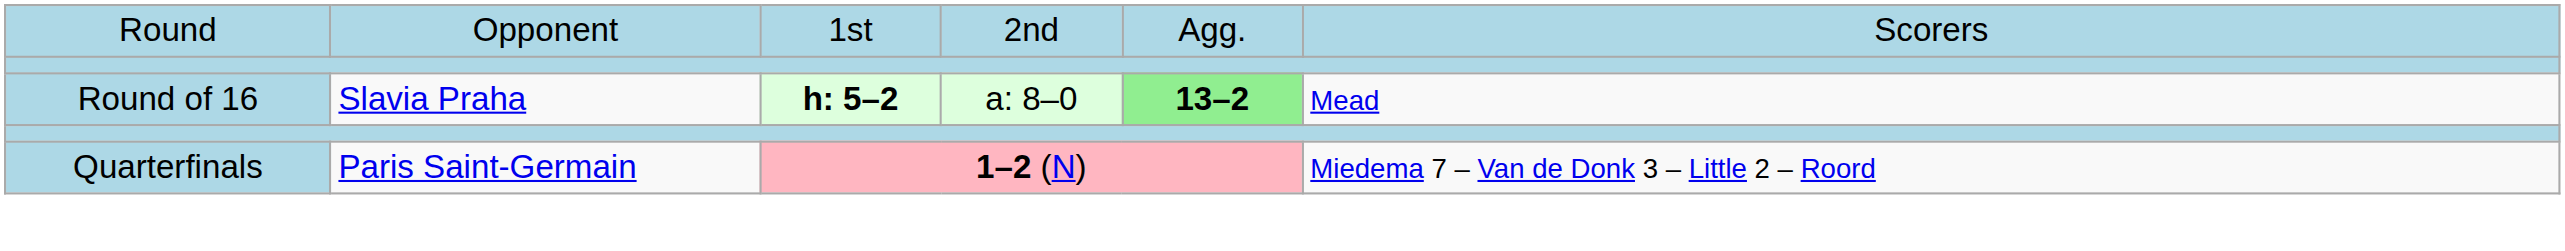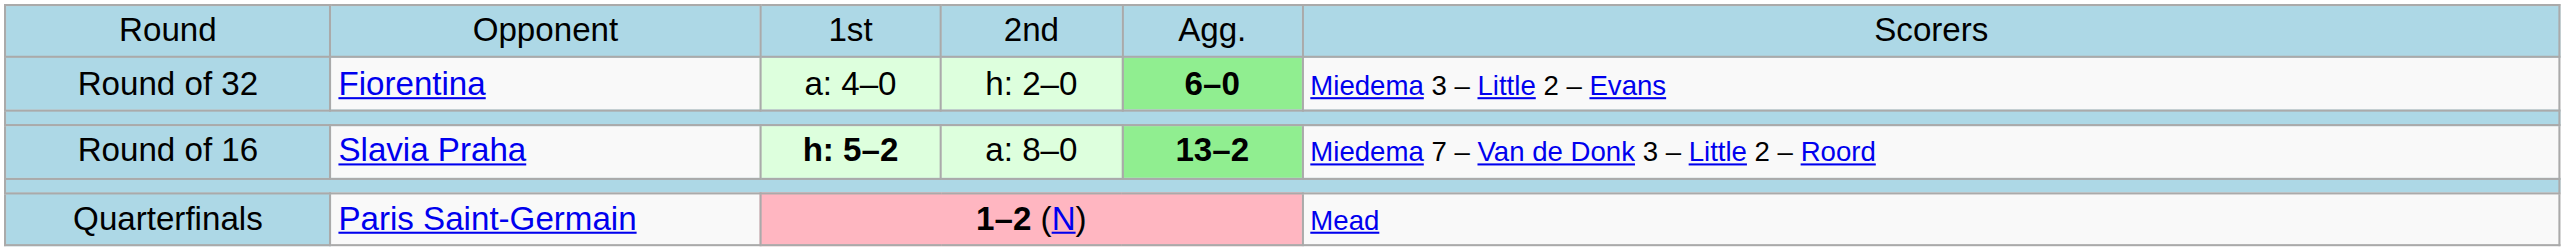+ row: (168, 83)
(1345, 100) Mead -> (1593, 153) Miedema 7 – Van de Donk 3 – Little 2 – Roord
(1593, 168) Miedema 7 – Van de Donk 3 – Little 2 – Roord -> (1345, 220) Mead
